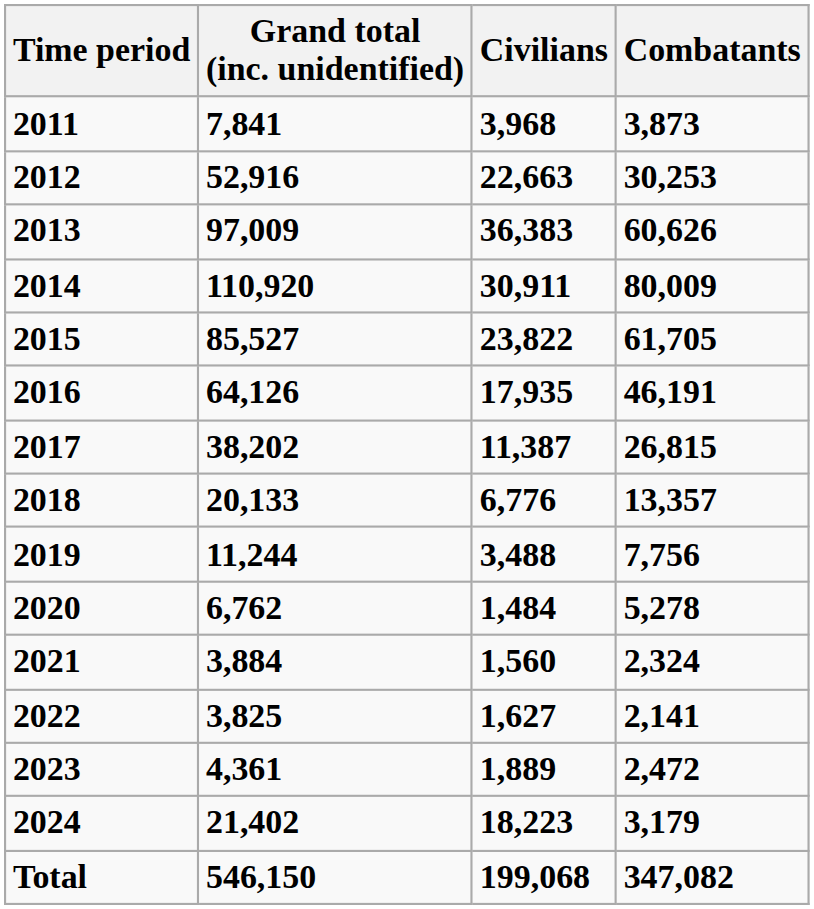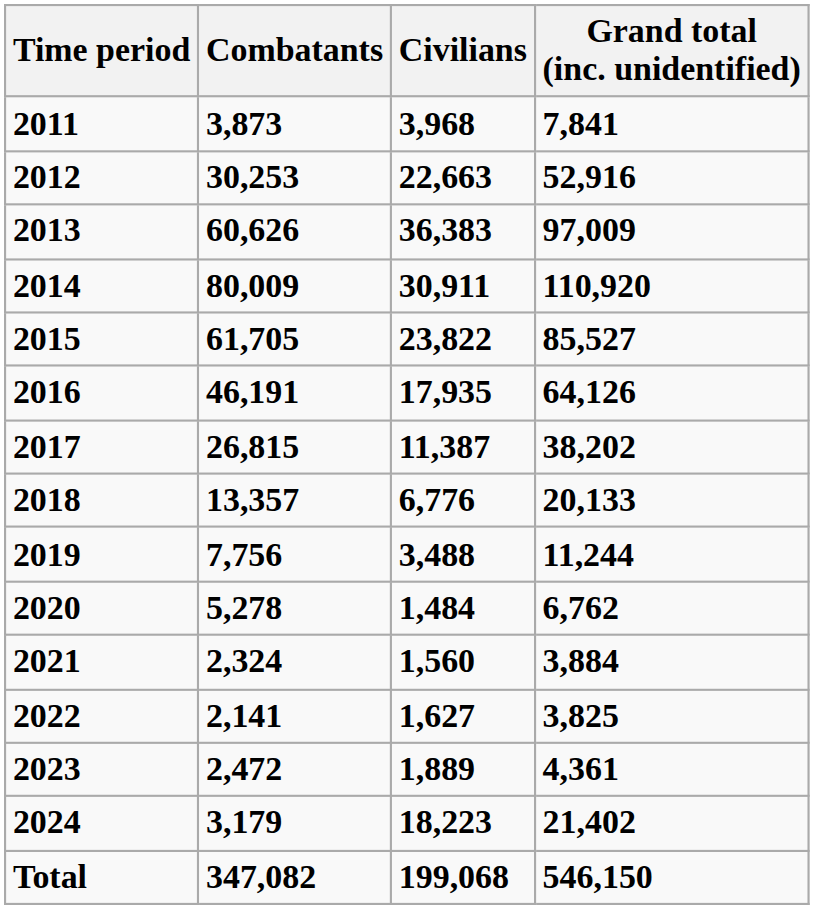columns swapped: (712, 50) <-> (335, 50)
